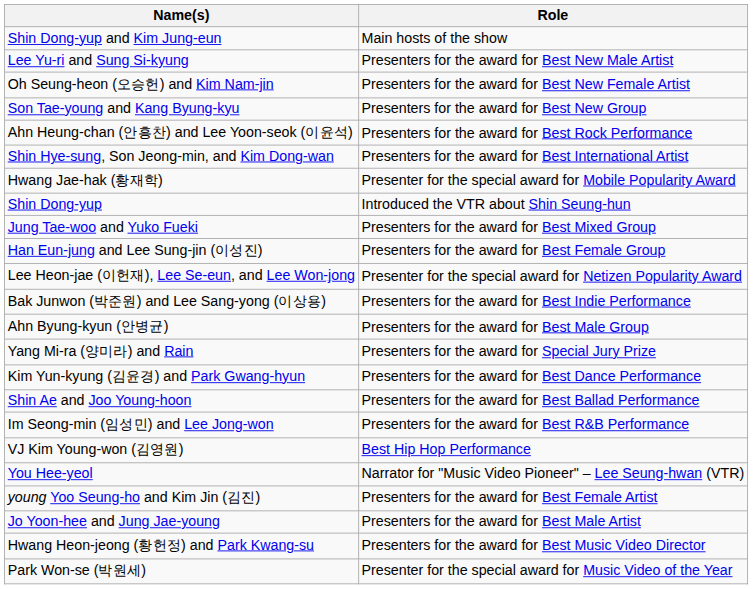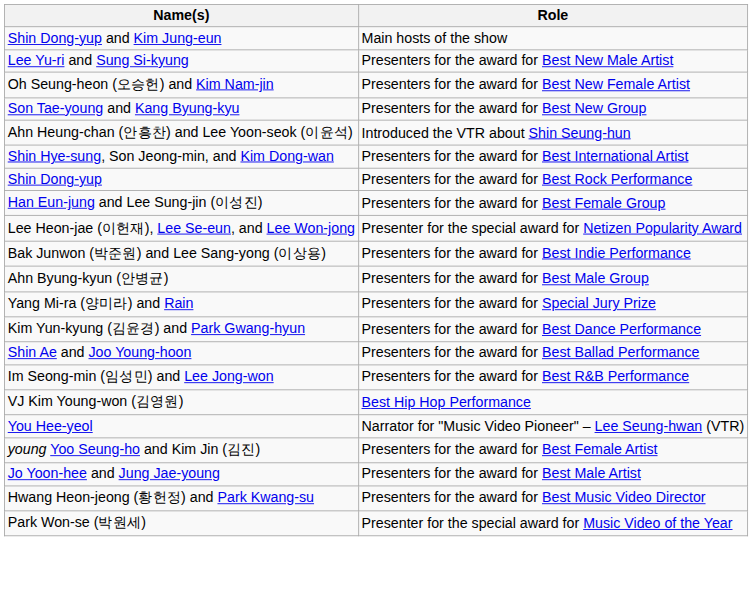(527, 132) Presenters for the award for Best Rock Performance -> (496, 132) Introduced the VTR about Shin Seung-hun
- row: (85, 180)
(496, 204) Introduced the VTR about Shin Seung-hun -> (527, 179) Presenters for the award for Best Rock Performance
- row: (103, 227)
